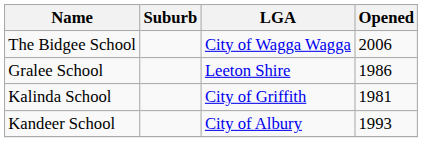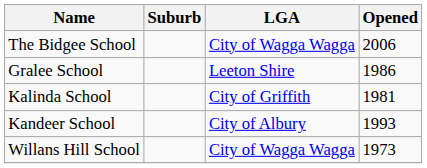+ row: (74, 149)
